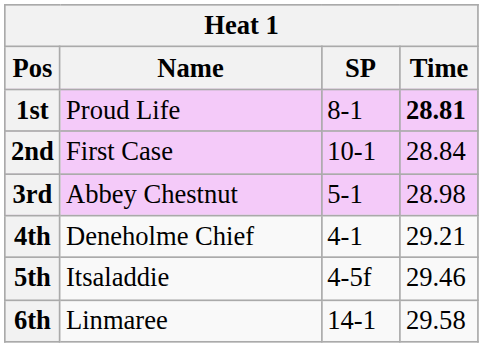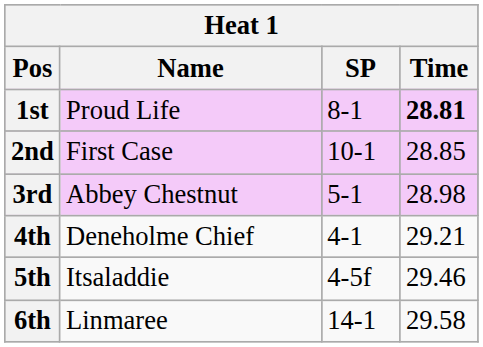(436, 151) 28.84 -> (436, 151) 28.85
